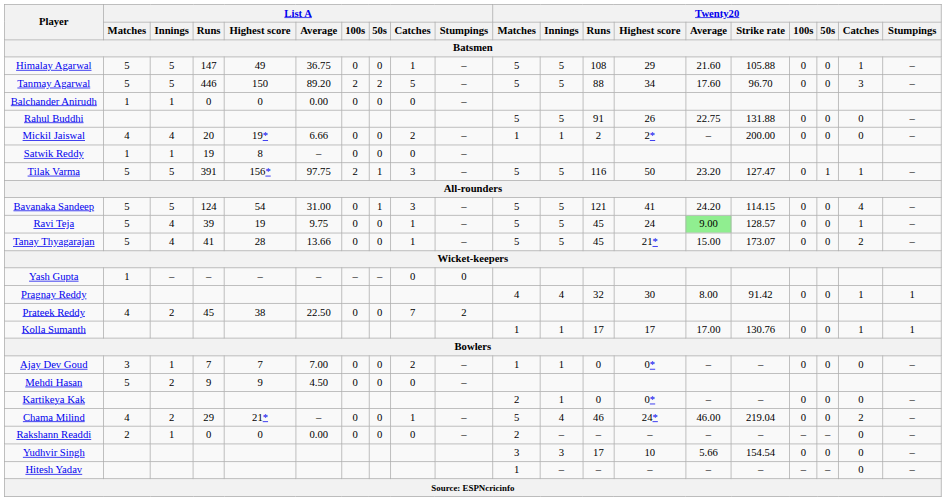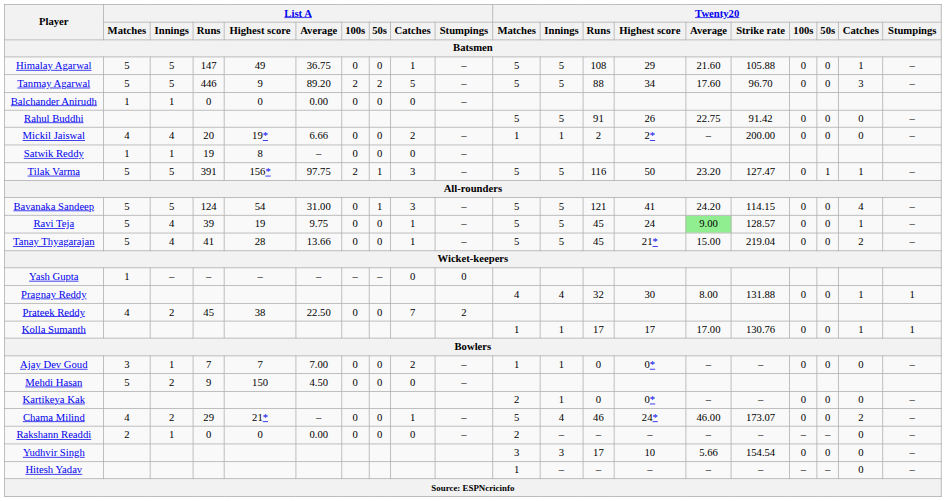(260, 83) 150 -> (260, 83) 9
(761, 119) 131.88 -> (761, 119) 91.42
(761, 242) 173.07 -> (761, 242) 219.04
(761, 294) 91.42 -> (761, 294) 131.88
(260, 382) 9 -> (260, 382) 150
(761, 417) 219.04 -> (761, 417) 173.07
